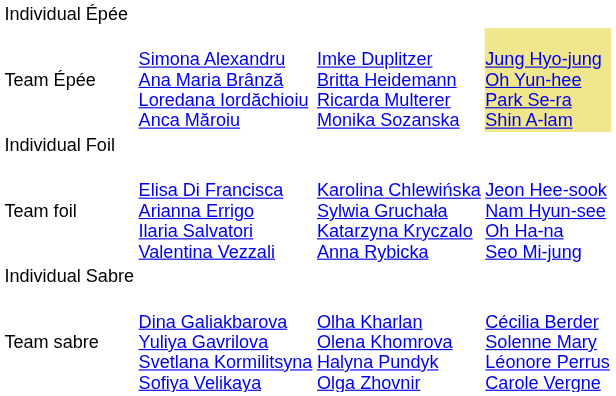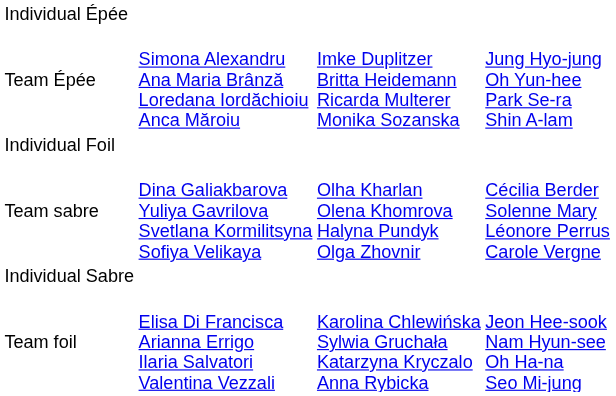(544, 90) khaki background -> (544, 90) no background
rows swapped: (41, 211) <-> (52, 342)
